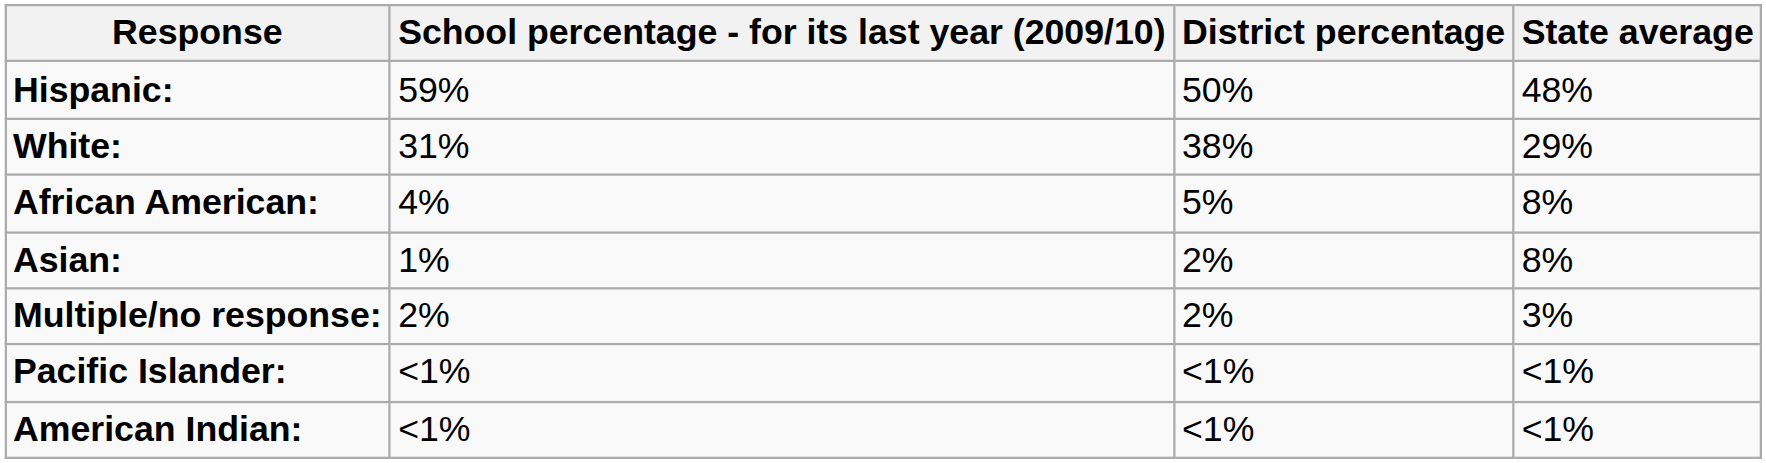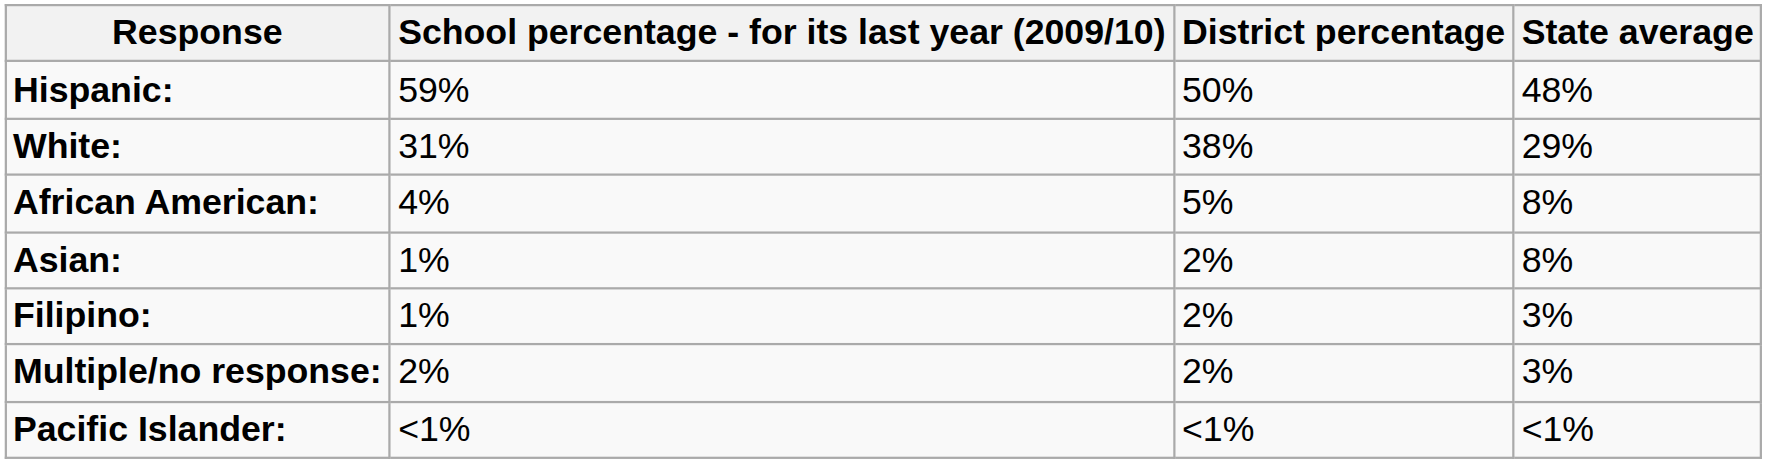+ row: (82, 315)
- row: (158, 428)
